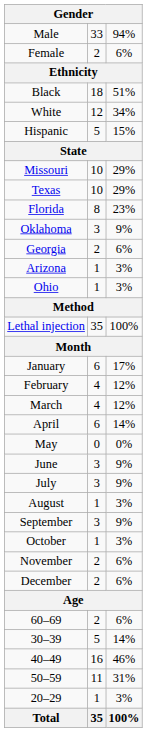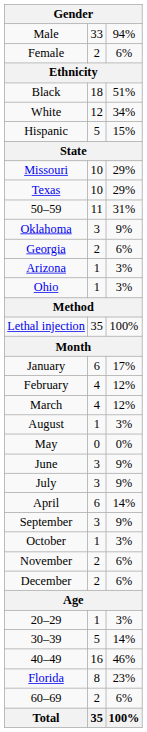rows swapped: (46, 209) <-> (46, 678)
rows swapped: (46, 424) <-> (46, 502)
rows swapped: (46, 698) <-> (46, 619)
